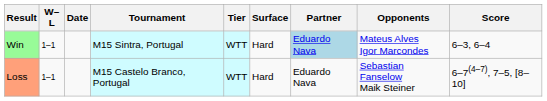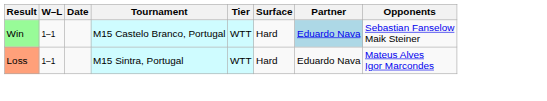- column: (496, 17)
(138, 44) M15 Sintra, Portugal -> (159, 33) M15 Castelo Branco, Portugal
(394, 44) Mateus Alves Igor Marcondes -> (410, 33) Sebastian Fanselow Maik Steiner
(139, 77) M15 Castelo Branco, Portugal -> (138, 60) M15 Sintra, Portugal
(387, 77) Sebastian Fanselow Maik Steiner -> (399, 60) Mateus Alves Igor Marcondes
